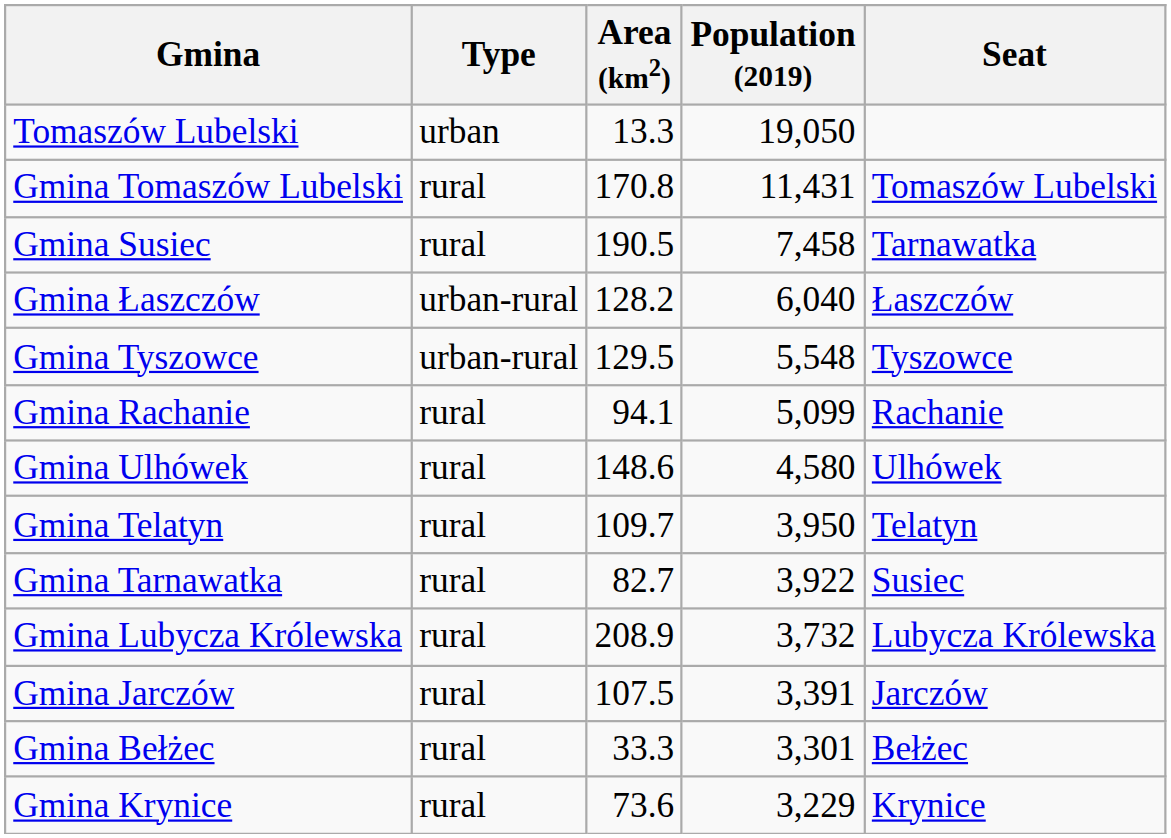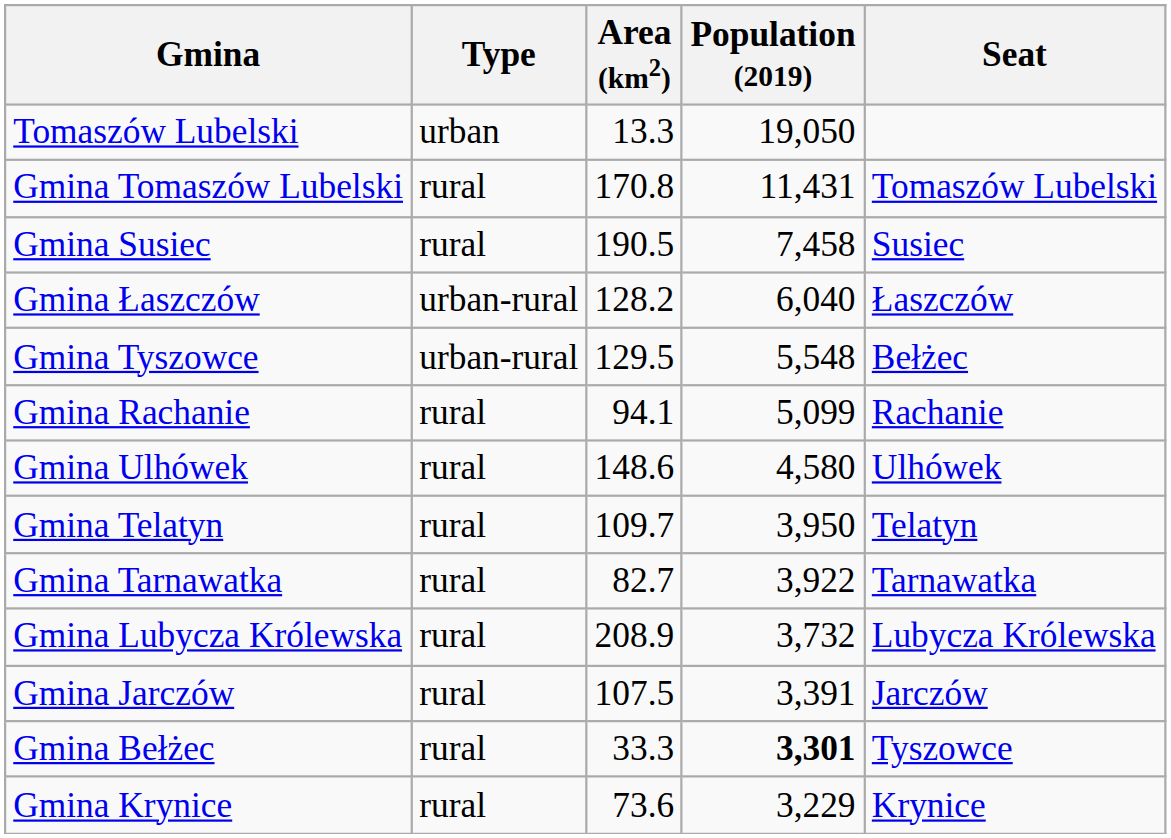(954, 243) Tarnawatka -> (918, 243) Susiec
(942, 355) Tyszowce -> (920, 355) Bełżec
(918, 580) Susiec -> (954, 580) Tarnawatka
(816, 748) normal -> (816, 748) bold
(920, 748) Bełżec -> (942, 748) Tyszowce
